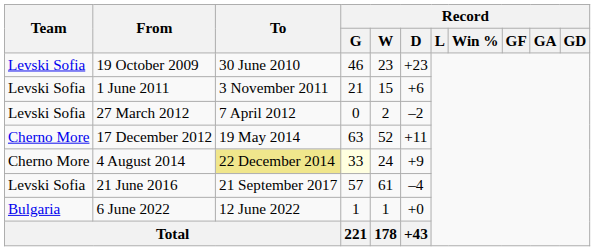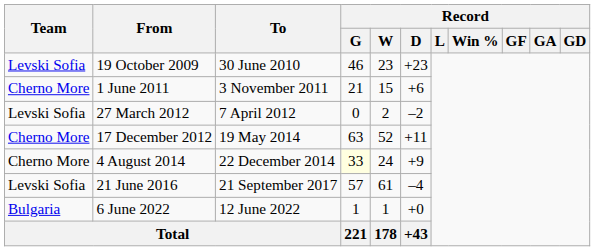(47, 88) Levski Sofia -> (49, 88) Cherno More
(277, 161) khaki background -> (277, 161) no background
